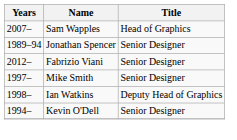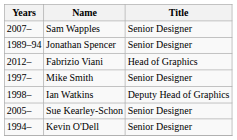(156, 29) Head of Graphics -> (160, 29) Senior Designer
(153, 62) Senior Designer -> (163, 62) Head of Graphics
+ row: (85, 111)
